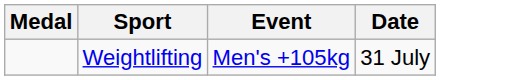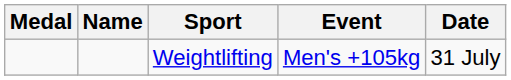+ column: (113, 22)
